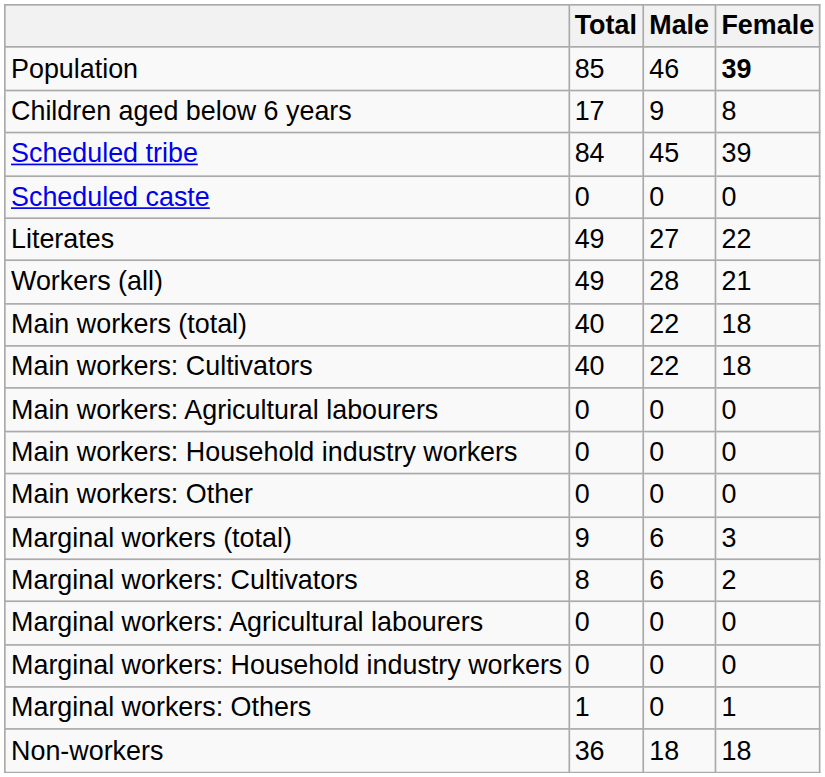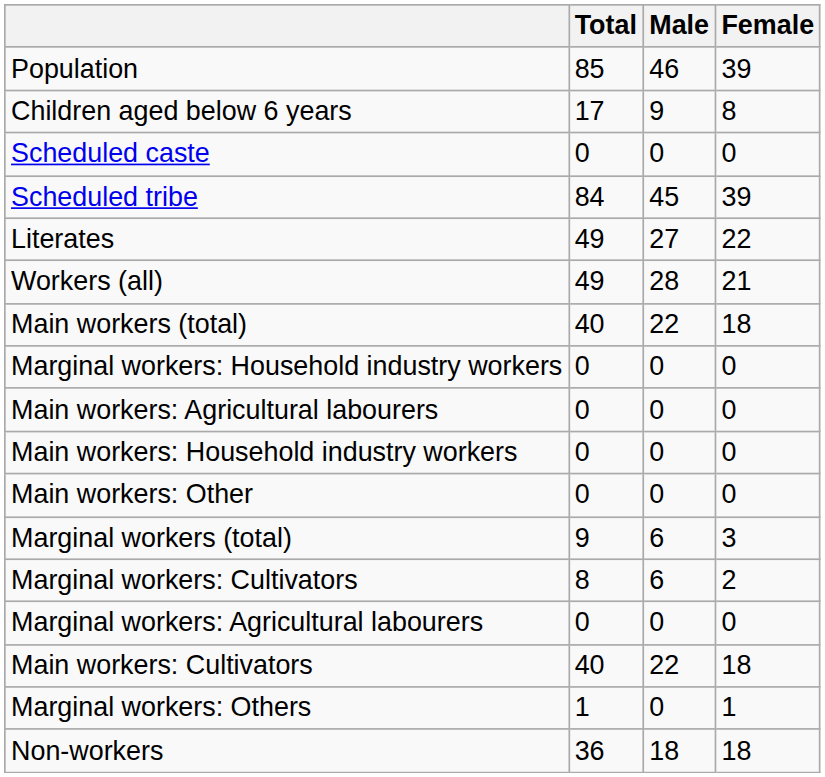(736, 68) bold -> (736, 68) normal
rows swapped: (110, 196) <-> (104, 153)
rows swapped: (162, 366) <-> (287, 665)
